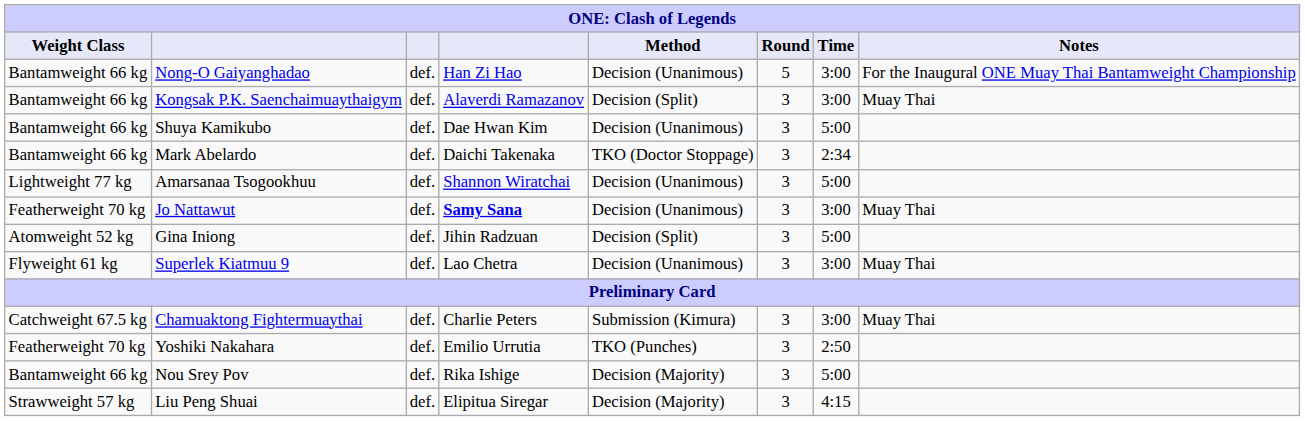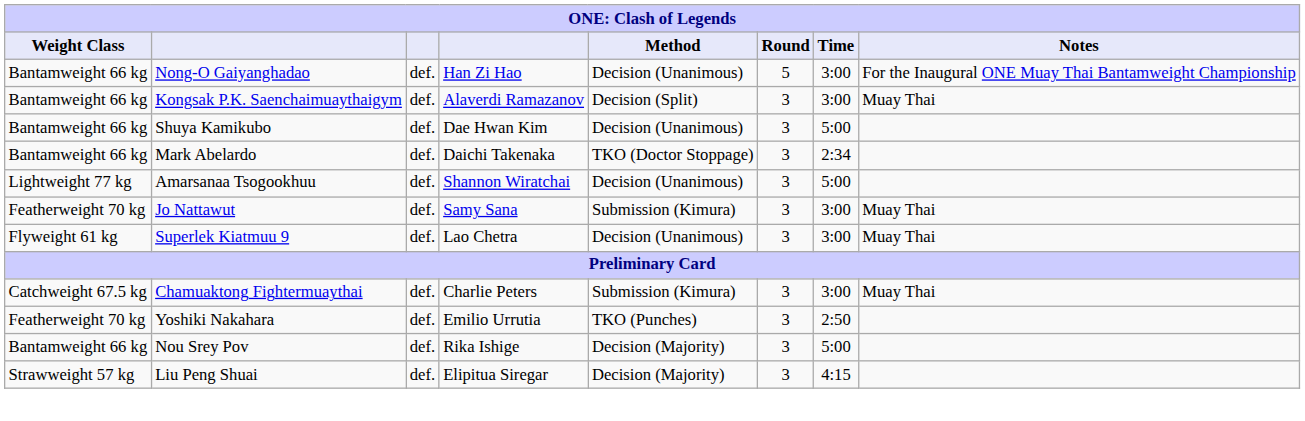(483, 209) bold -> (480, 209) normal
(667, 209) Decision (Unanimous) -> (664, 209) Submission (Kimura)
- row: (195, 237)
